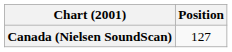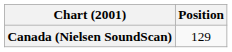(201, 36) 127 -> (201, 36) 129
